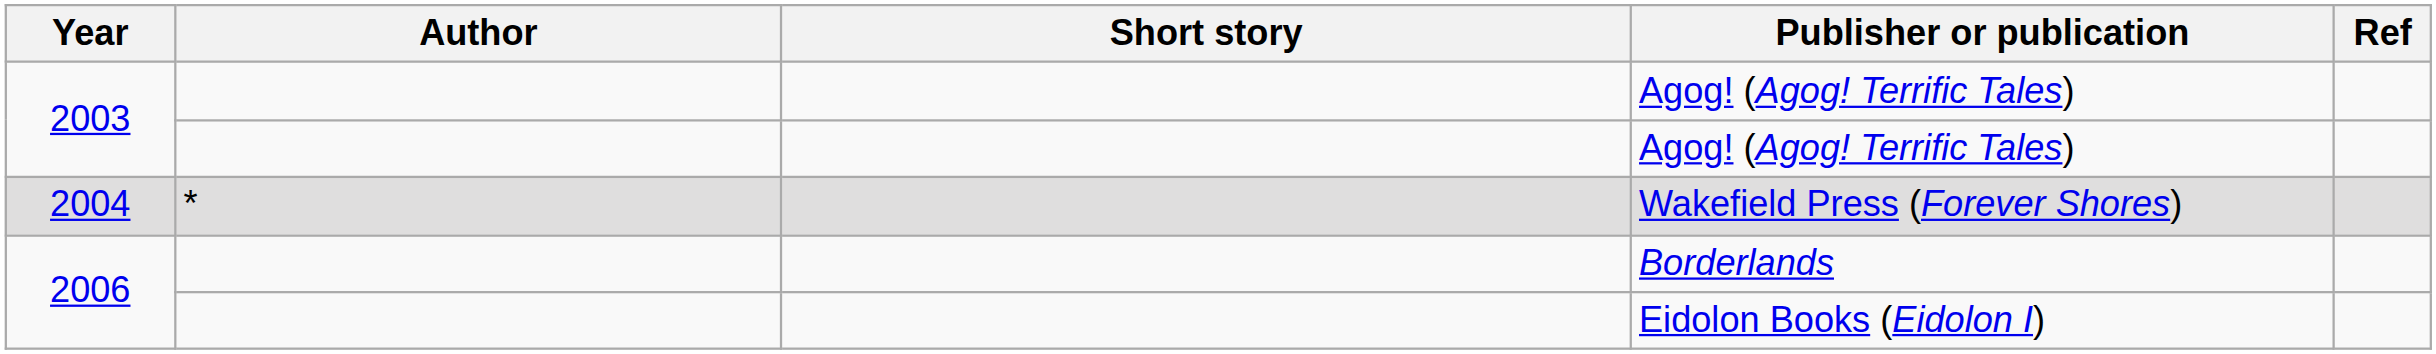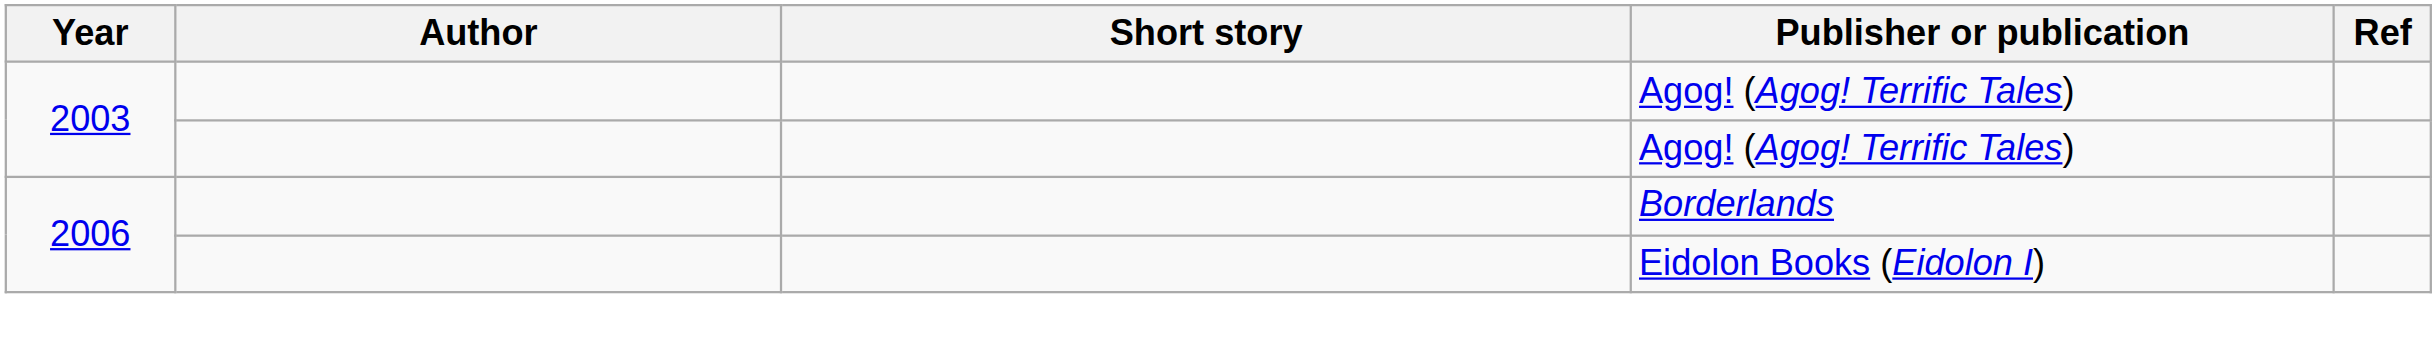- row: (90, 205)
